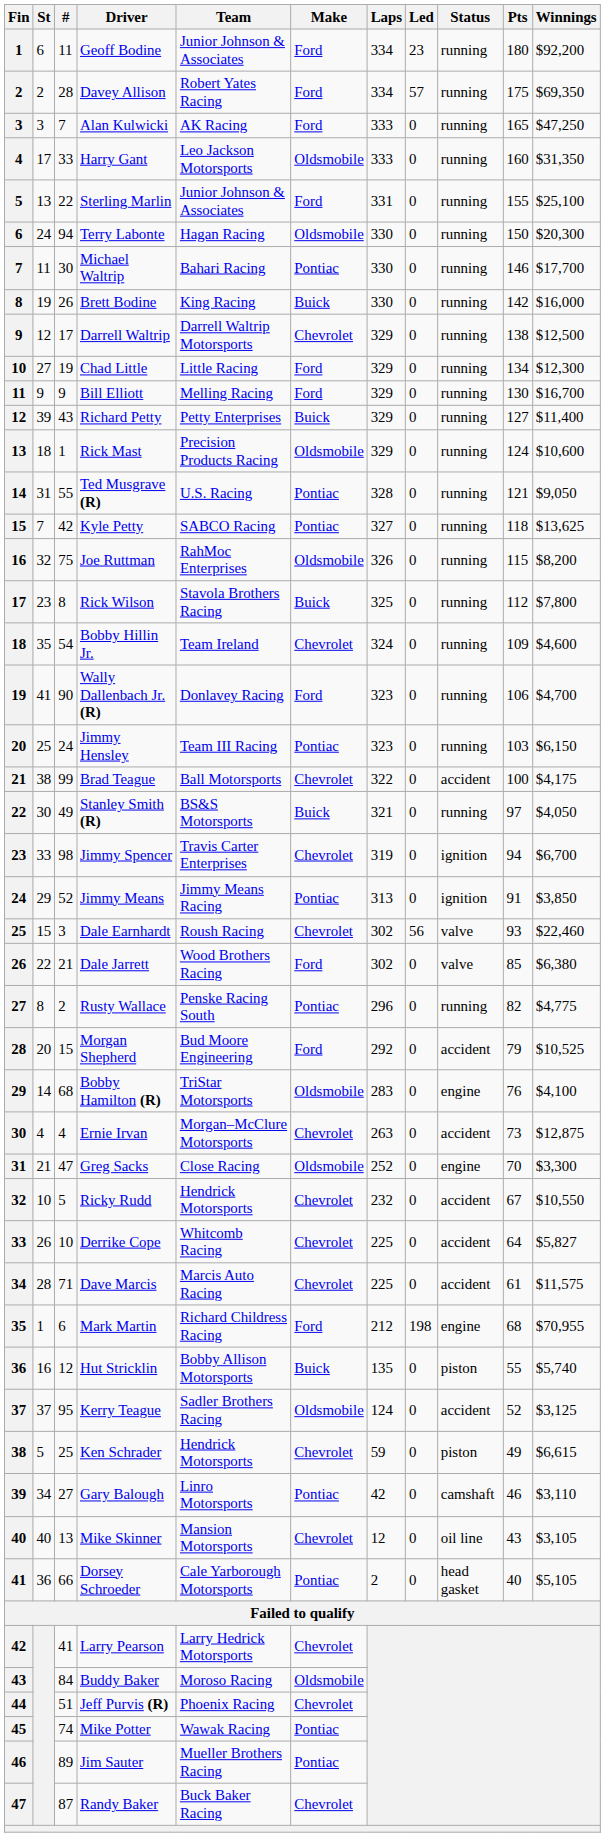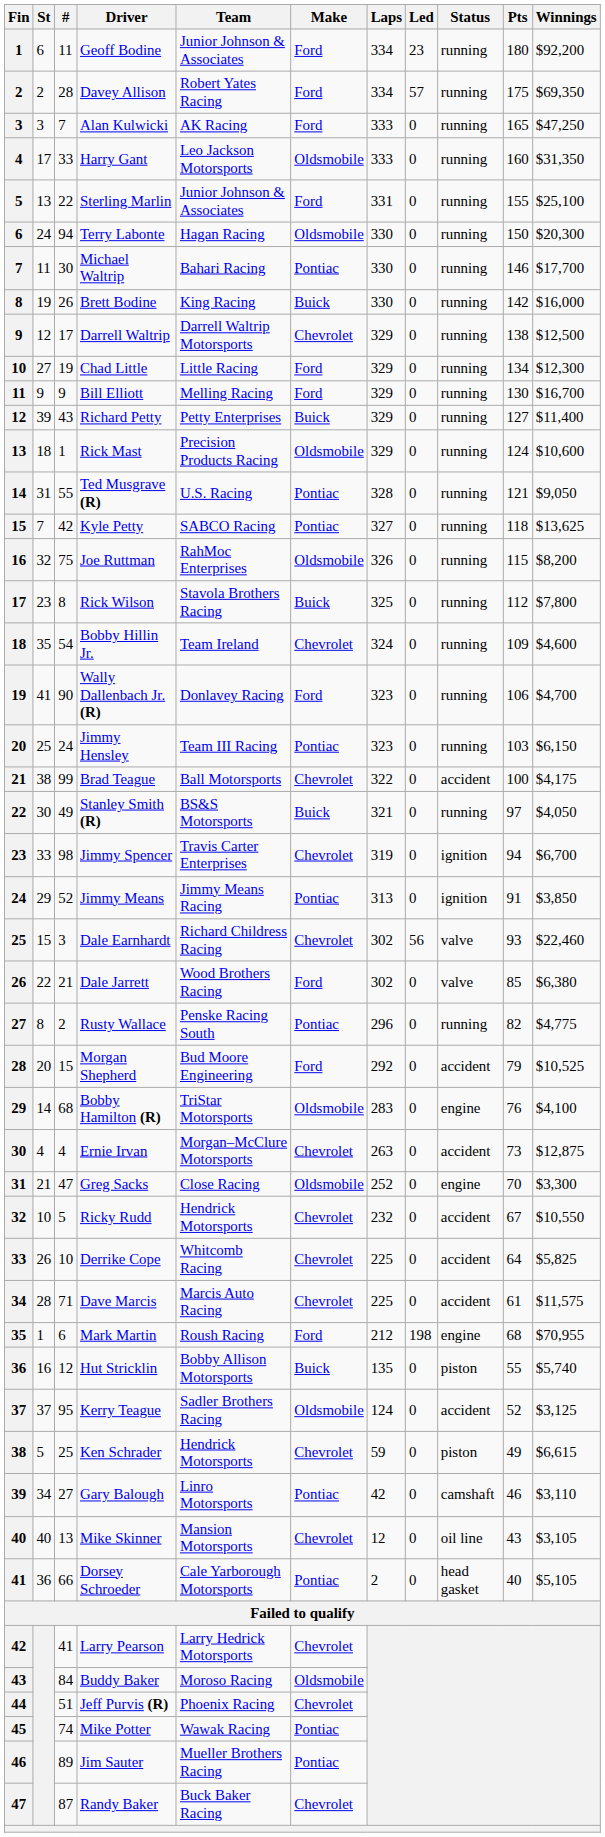(222, 930) Roush Racing -> (233, 939) Richard Childress Racing
(556, 1242) $5,827 -> (556, 1259) $5,825
(233, 1326) Richard Childress Racing -> (222, 1335) Roush Racing
